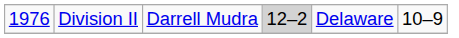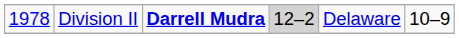(29, 19) 1976 -> (29, 19) 1978
(202, 19) normal -> (206, 19) bold
